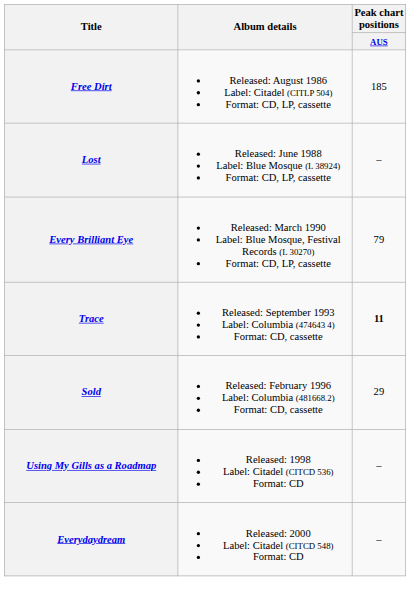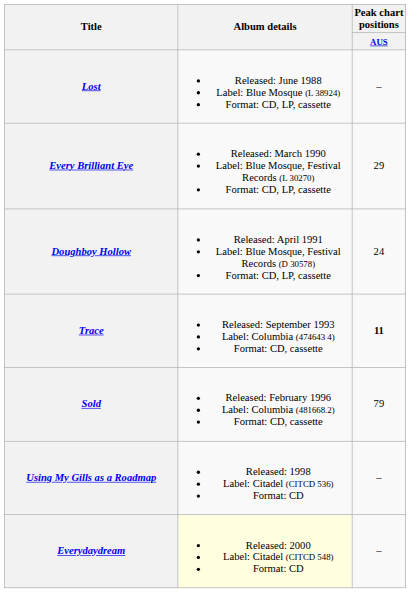- row: (91, 86)
(379, 239) 79 -> (379, 166) 29
+ row: (91, 251)
(379, 392) 29 -> (379, 404) 79
(265, 545) no background -> (265, 557) lightyellow background
